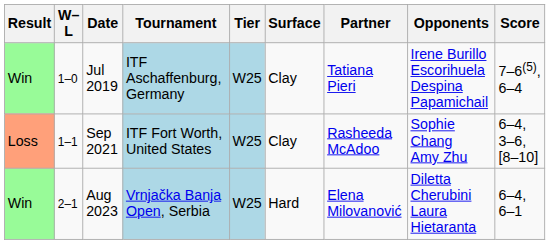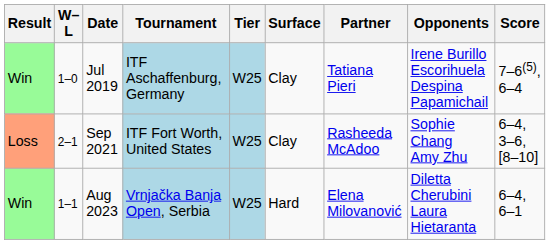(68, 141) 1–1 -> (68, 141) 2–1
(68, 204) 2–1 -> (68, 204) 1–1
